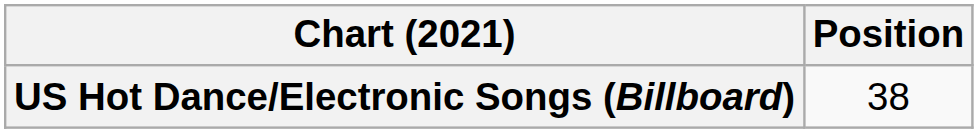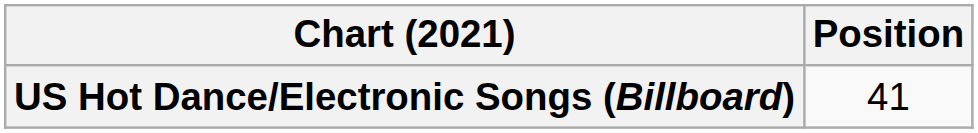(888, 95) 38 -> (888, 95) 41
